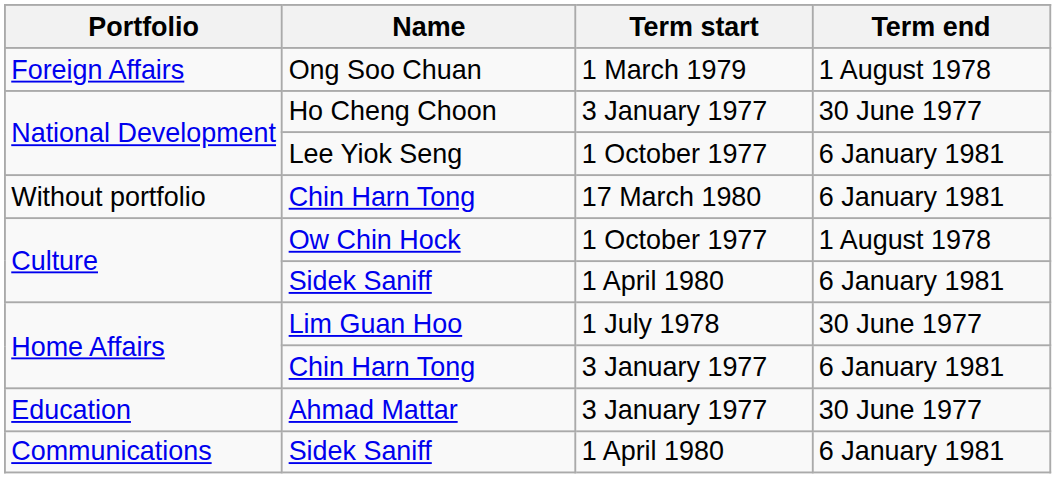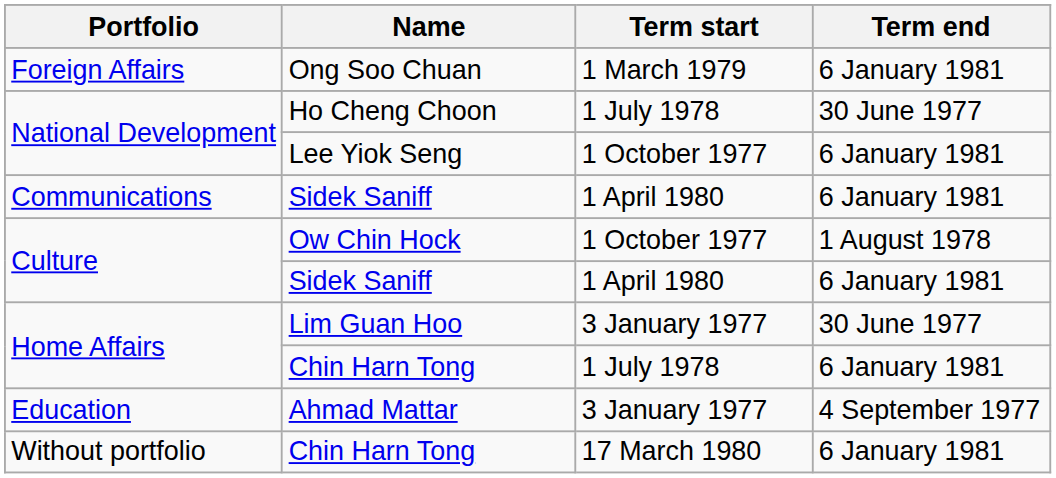(905, 69) 1 August 1978 -> (912, 69) 6 January 1981
(675, 112) 3 January 1977 -> (651, 112) 1 July 1978
rows swapped: (111, 452) <-> (108, 197)
(651, 324) 1 July 1978 -> (675, 324) 3 January 1977
(675, 367) 3 January 1977 -> (651, 367) 1 July 1978
(900, 409) 30 June 1977 -> (930, 409) 4 September 1977
